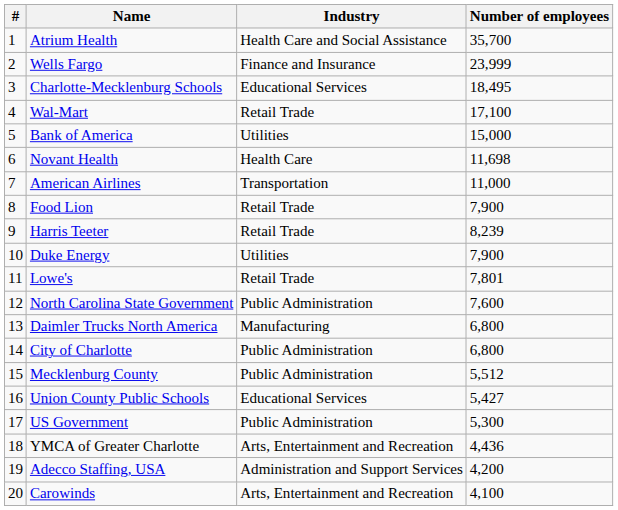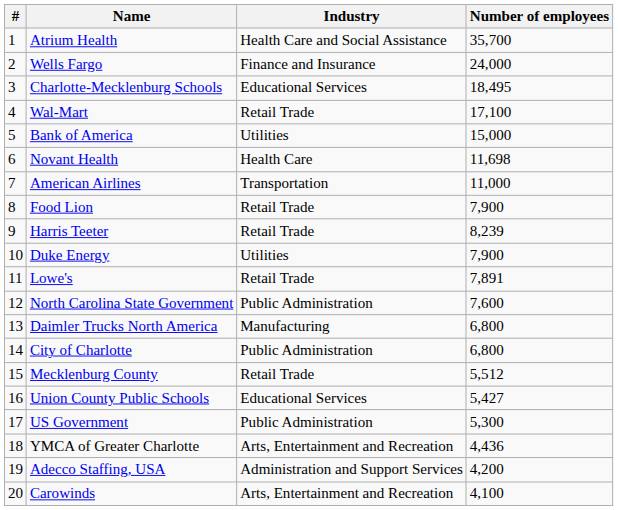(491, 64) 23,999 -> (491, 64) 24,000
(487, 278) 7,801 -> (487, 278) 7,891
(306, 374) Public Administration -> (277, 374) Retail Trade
